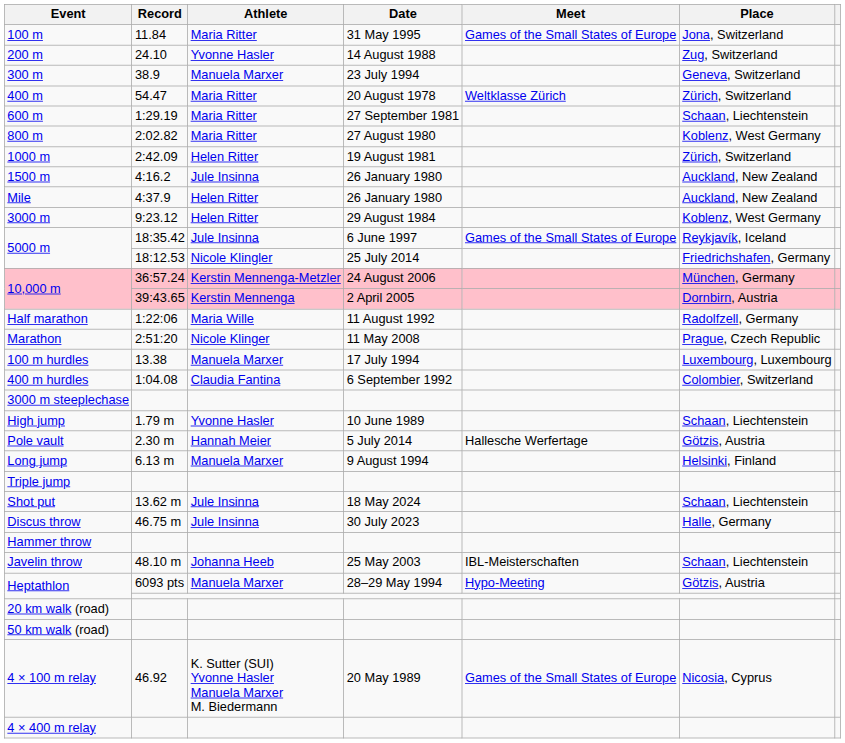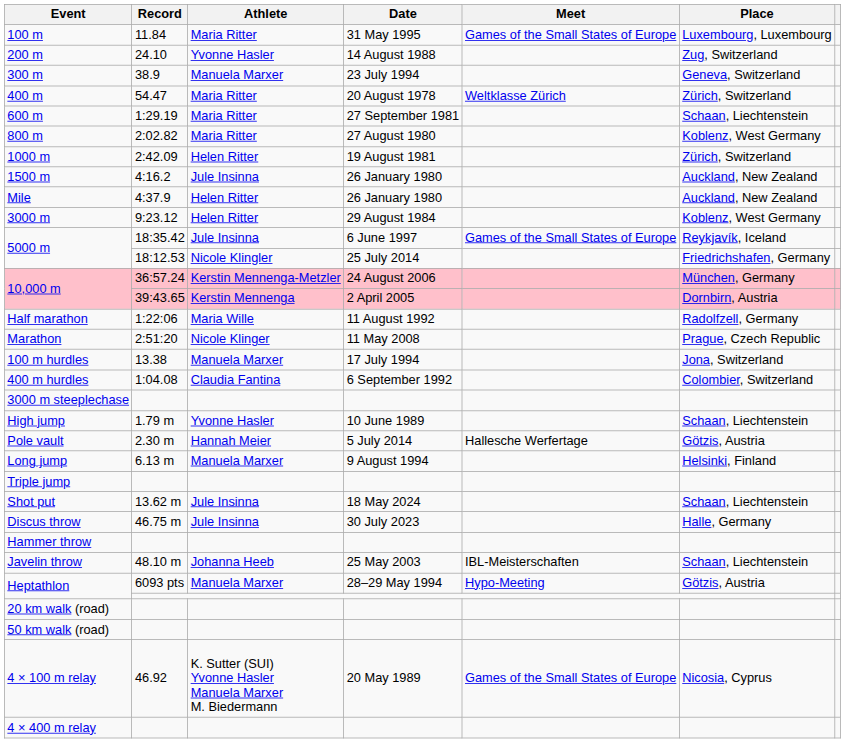(733, 34) Jona, Switzerland -> (757, 34) Luxembourg, Luxembourg
(757, 359) Luxembourg, Luxembourg -> (733, 359) Jona, Switzerland
